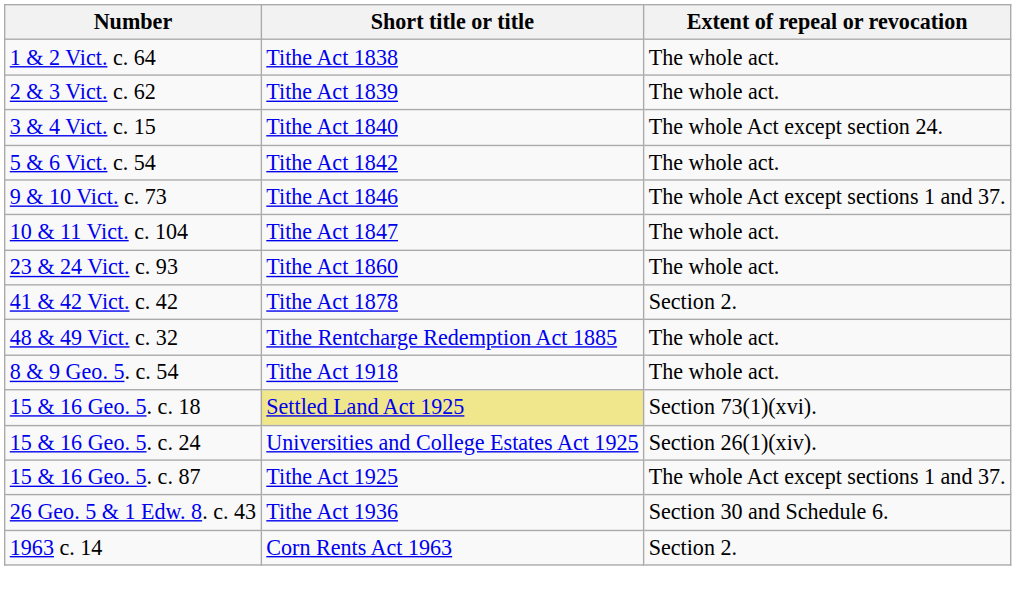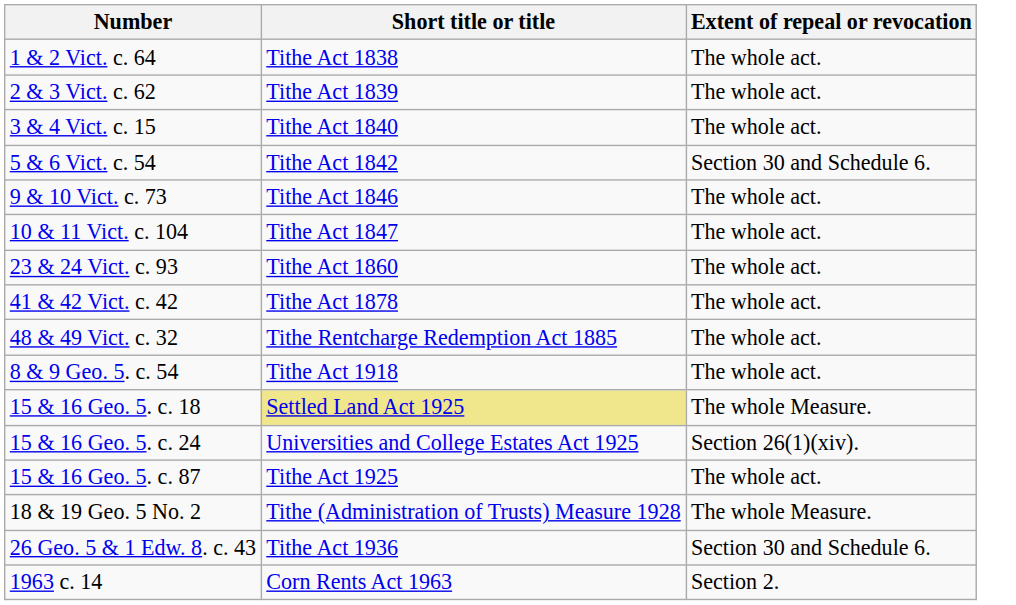(796, 127) The whole Act except section 24. -> (756, 127) The whole act.
(714, 162) The whole act. -> (811, 162) Section 30 and Schedule 6.
(827, 197) The whole Act except sections 1 and 37. -> (756, 197) The whole act.
(693, 302) Section 2. -> (756, 302) The whole act.
(733, 407) Section 73(1)(xvi). -> (781, 407) The whole Measure.
(827, 477) The whole Act except sections 1 and 37. -> (756, 477) The whole act.
+ row: (105, 512)
